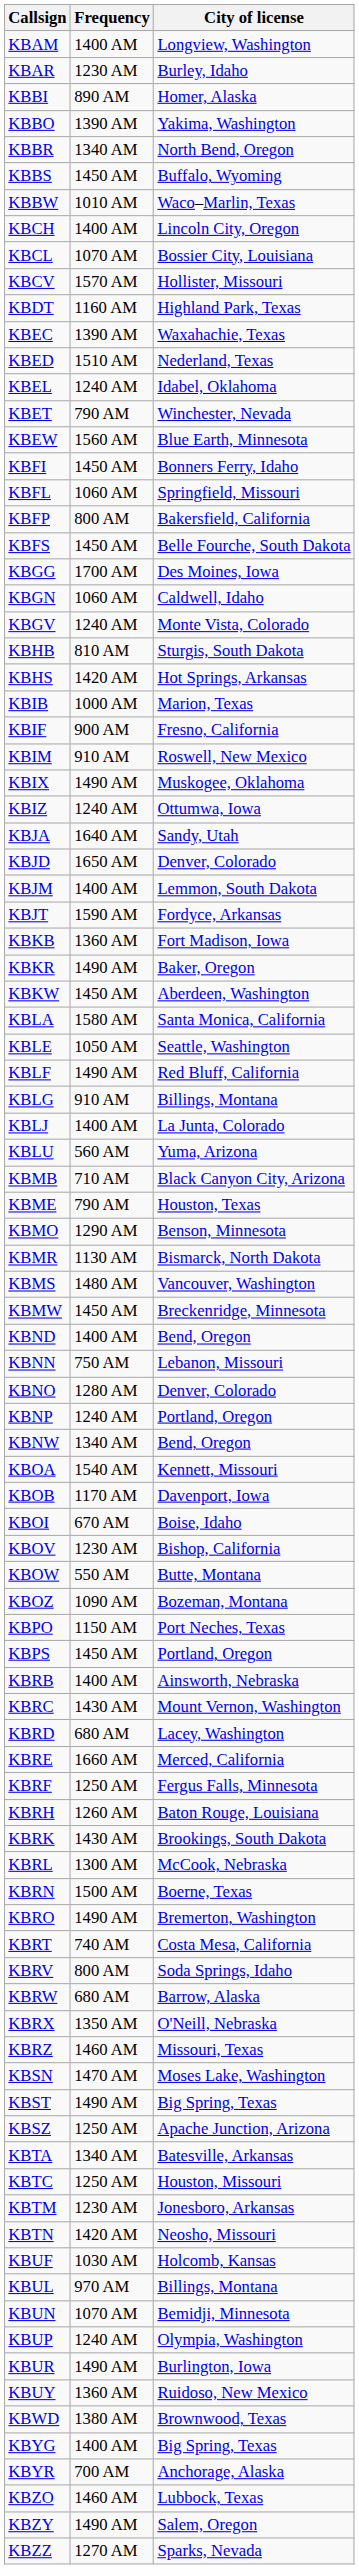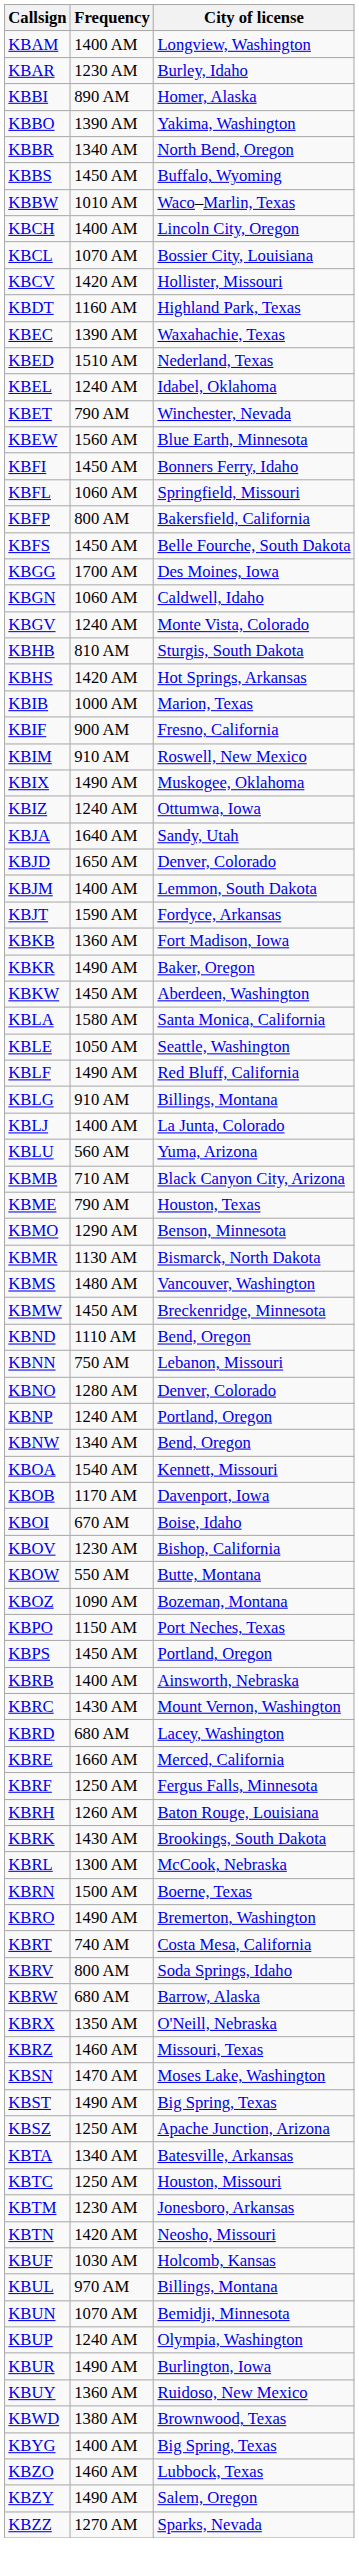(106, 281) 1570 AM -> (106, 281) 1420 AM
(106, 1337) 1400 AM -> (105, 1337) 1110 AM
- row: (31, 2471)
